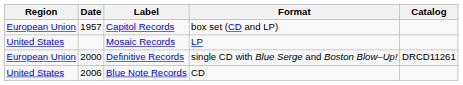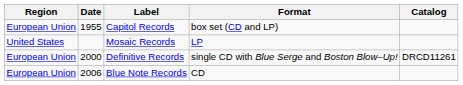(91, 27) 1957 -> (91, 27) 1955
(35, 73) United States -> (41, 73) European Union
